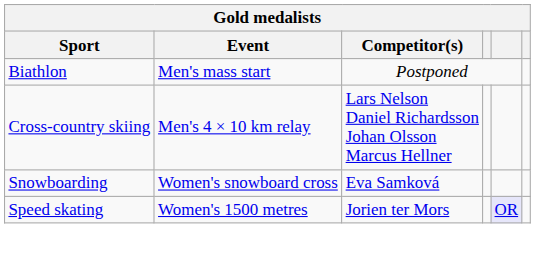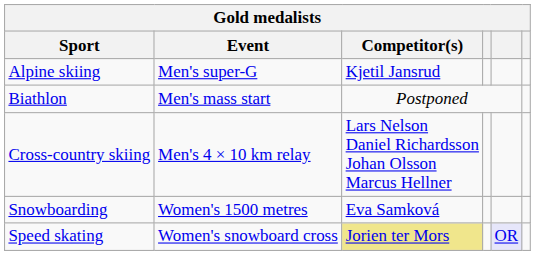+ row: (54, 71)
(248, 182) Women's snowboard cross -> (233, 209) Women's 1500 metres
(233, 209) Women's 1500 metres -> (248, 236) Women's snowboard cross
(397, 209) no background -> (397, 236) khaki background
